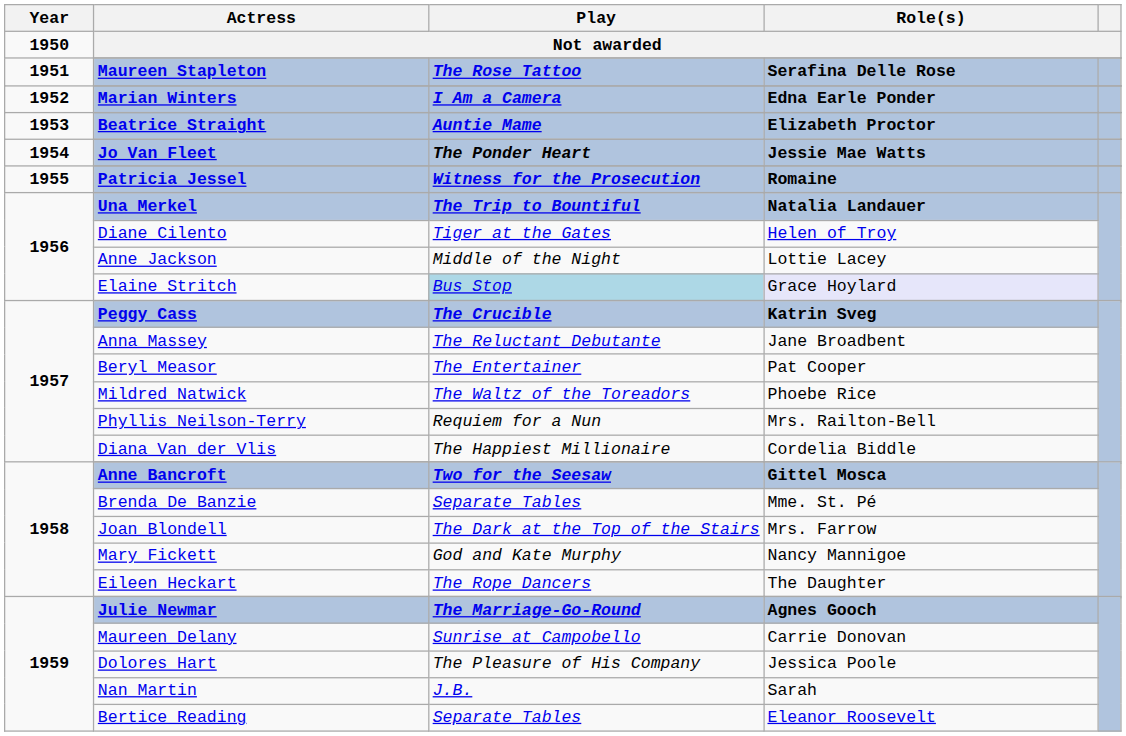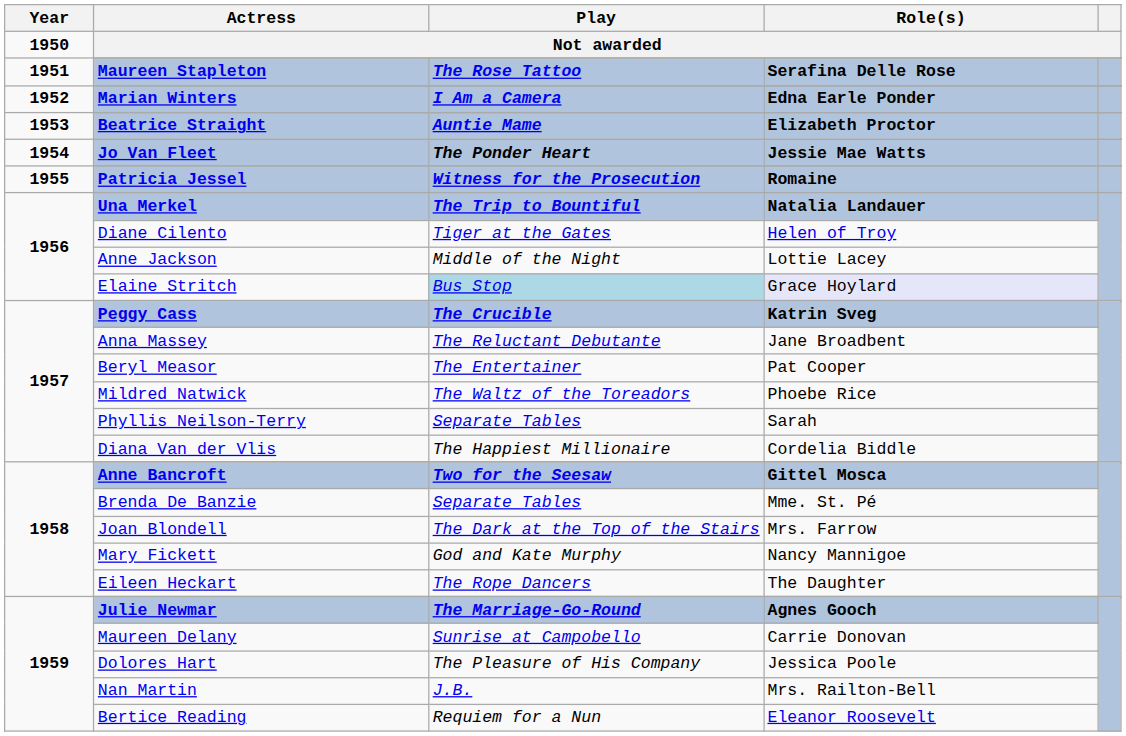(517, 422) Requiem for a Nun -> (507, 422) Separate Tables
(852, 422) Mrs. Railton-Bell -> (792, 422) Sarah
(792, 691) Sarah -> (852, 691) Mrs. Railton-Bell
(507, 718) Separate Tables -> (517, 718) Requiem for a Nun
